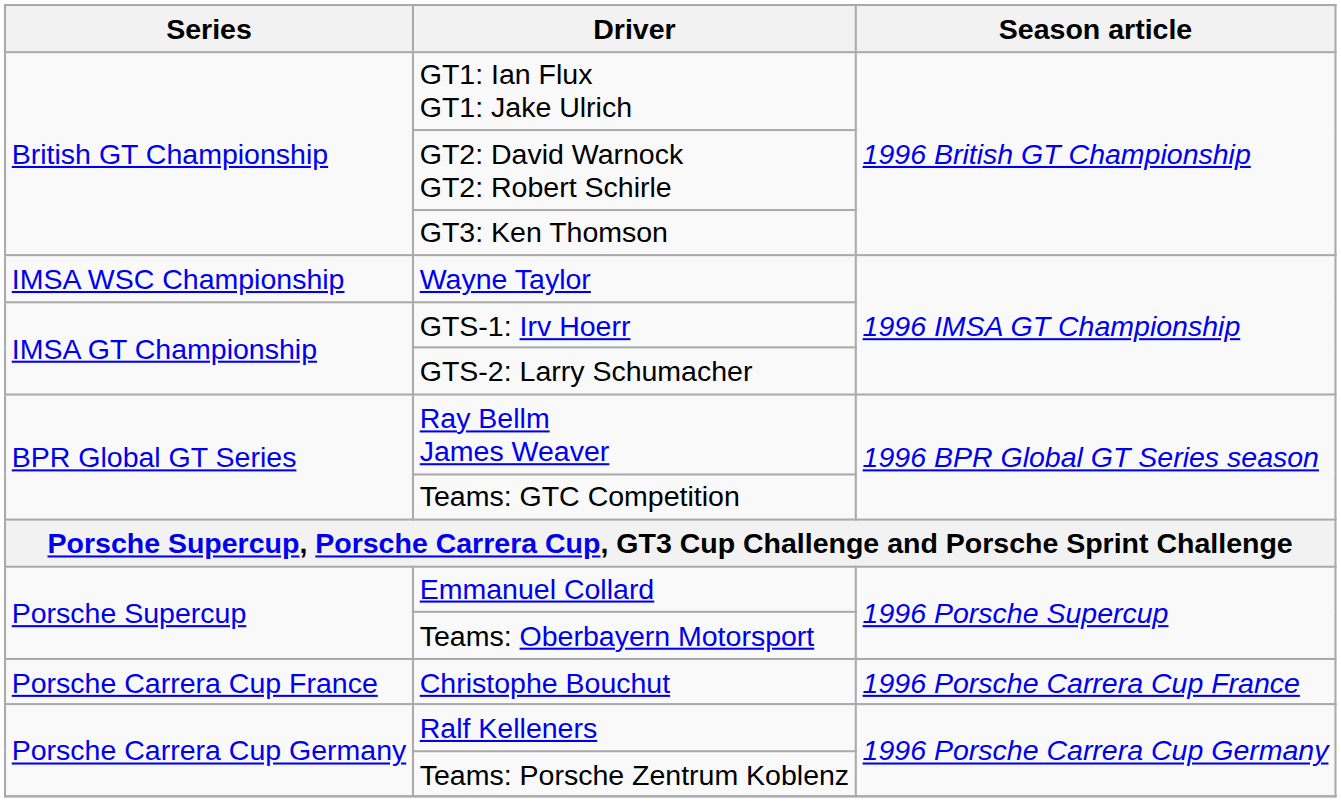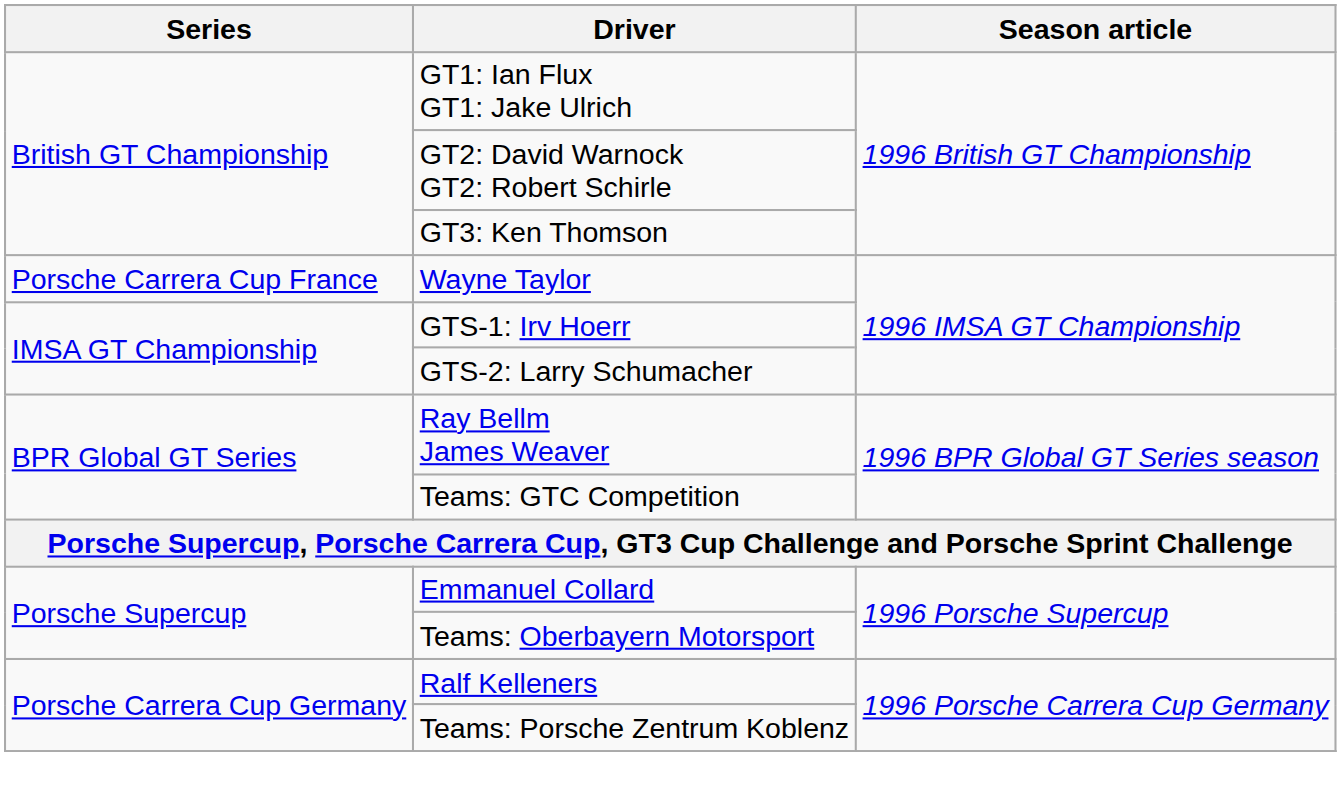(178, 279) IMSA WSC Championship -> (195, 279) Porsche Carrera Cup France
- row: (545, 681)
